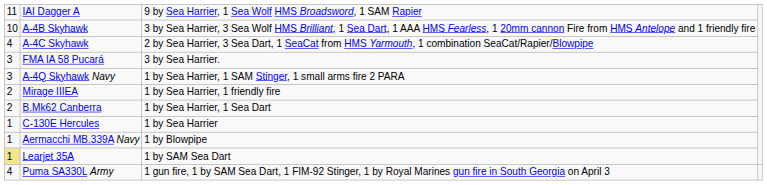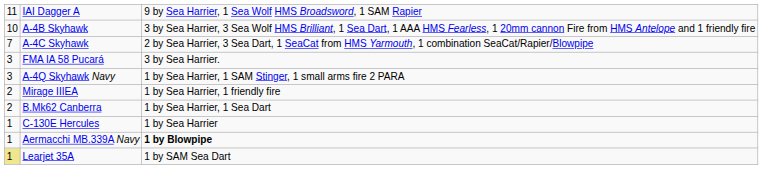(9, 44) 4 -> (9, 44) 7
(176, 140) normal -> (178, 140) bold
- row: (68, 172)
